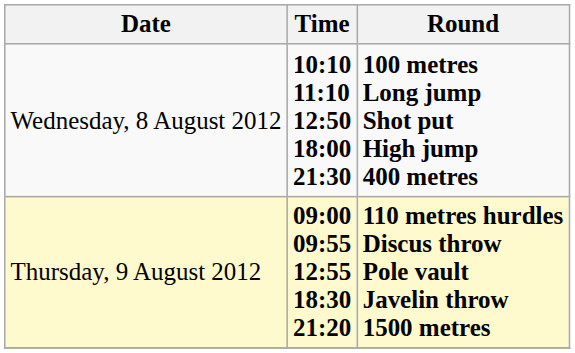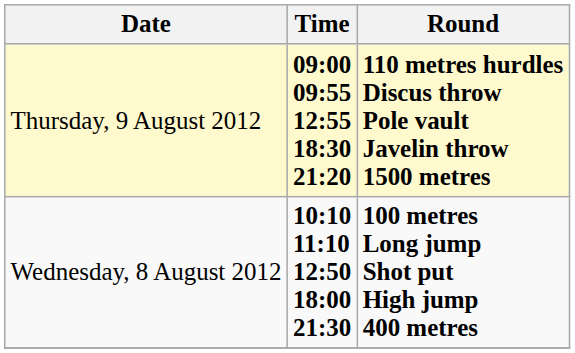rows swapped: (146, 120) <-> (136, 271)
